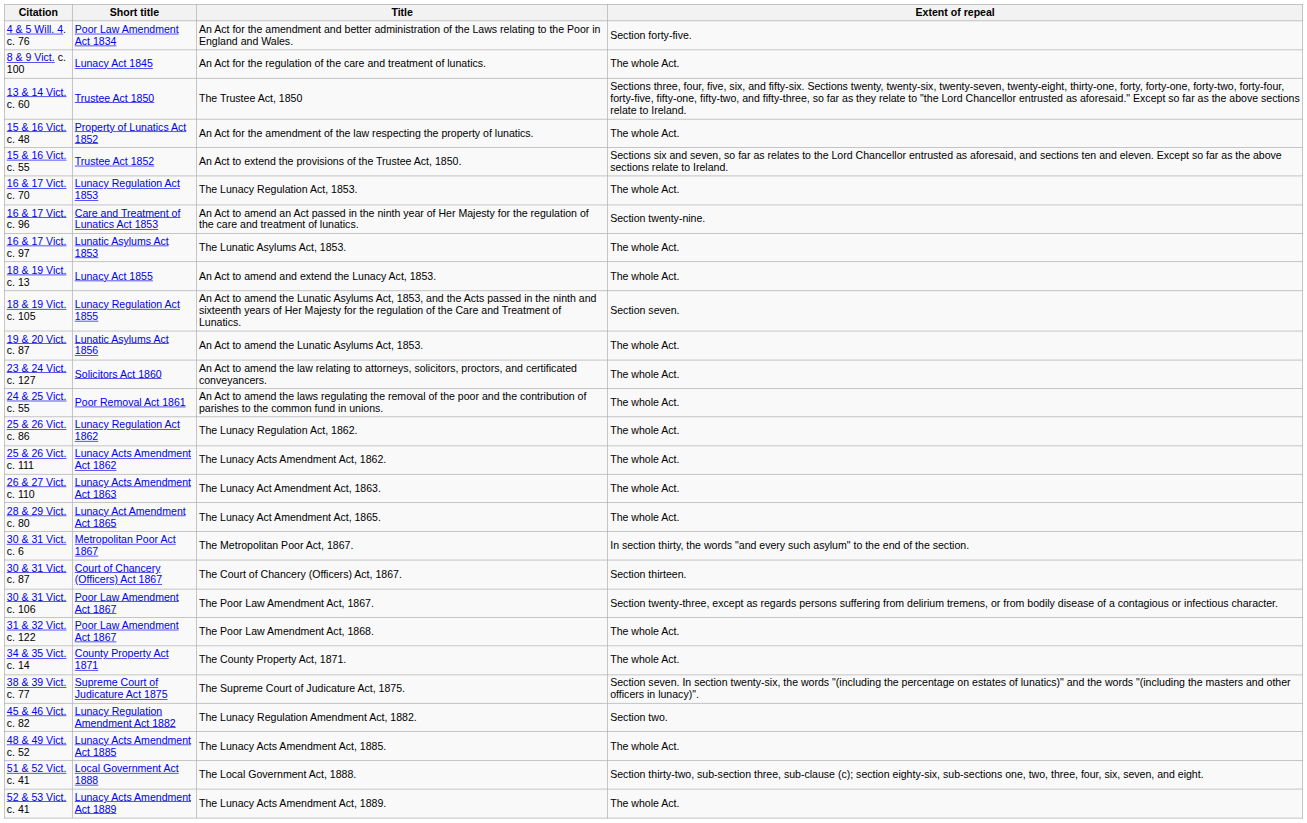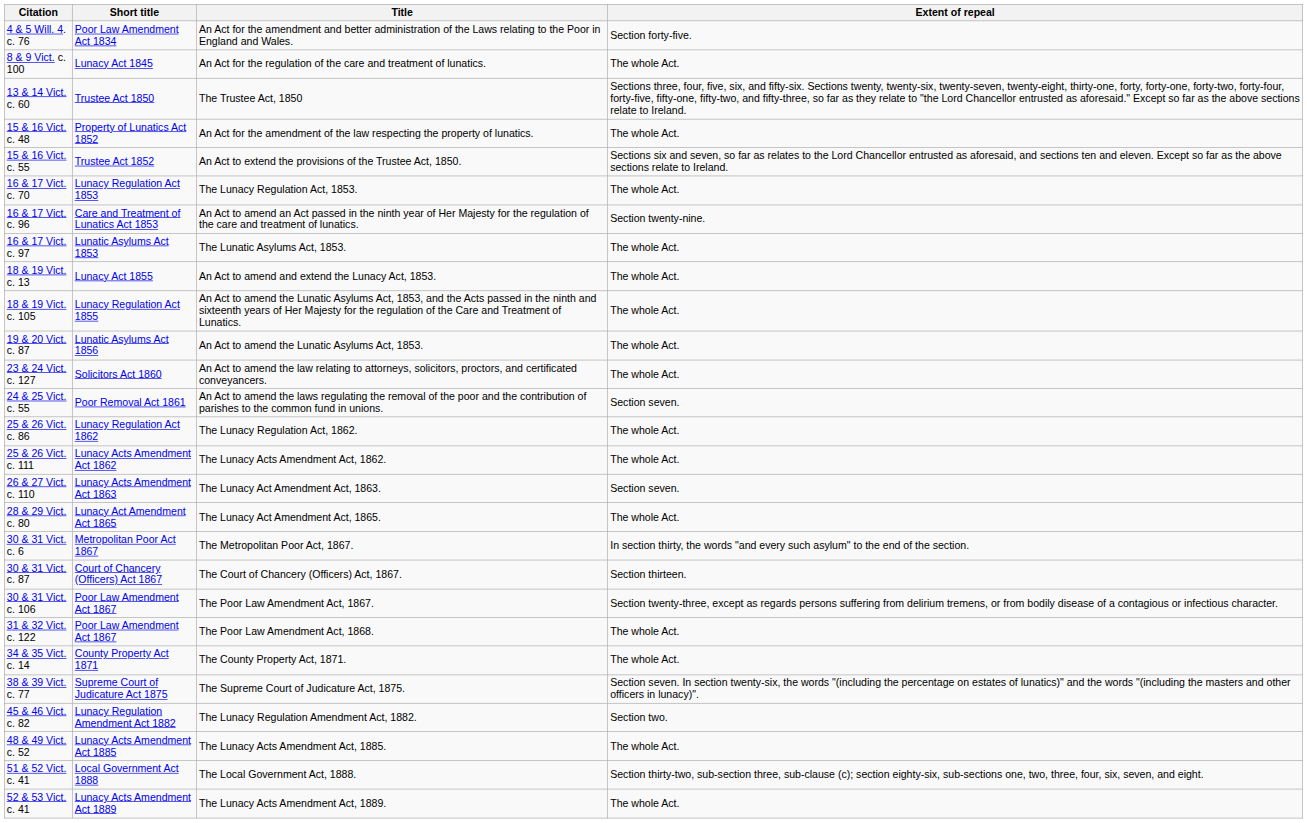(645, 311) Section seven. -> (645, 311) The whole Act.
(645, 402) The whole Act. -> (645, 402) Section seven.
(645, 488) The whole Act. -> (645, 488) Section seven.
